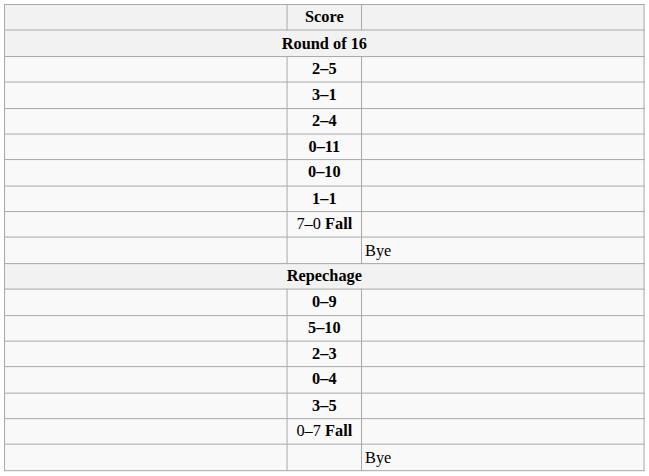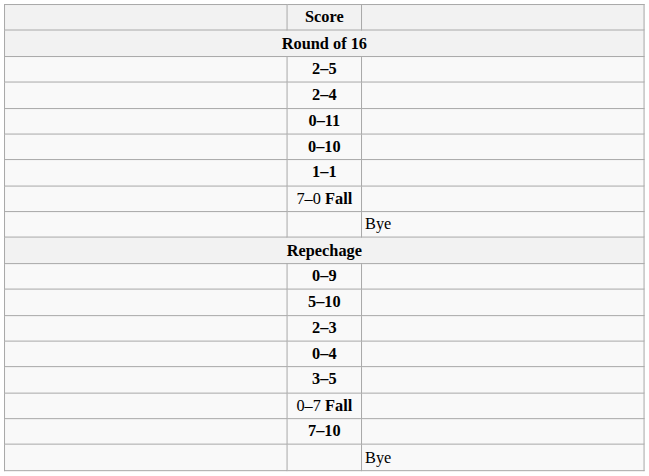- row: (324, 95)
+ row: (324, 431)
